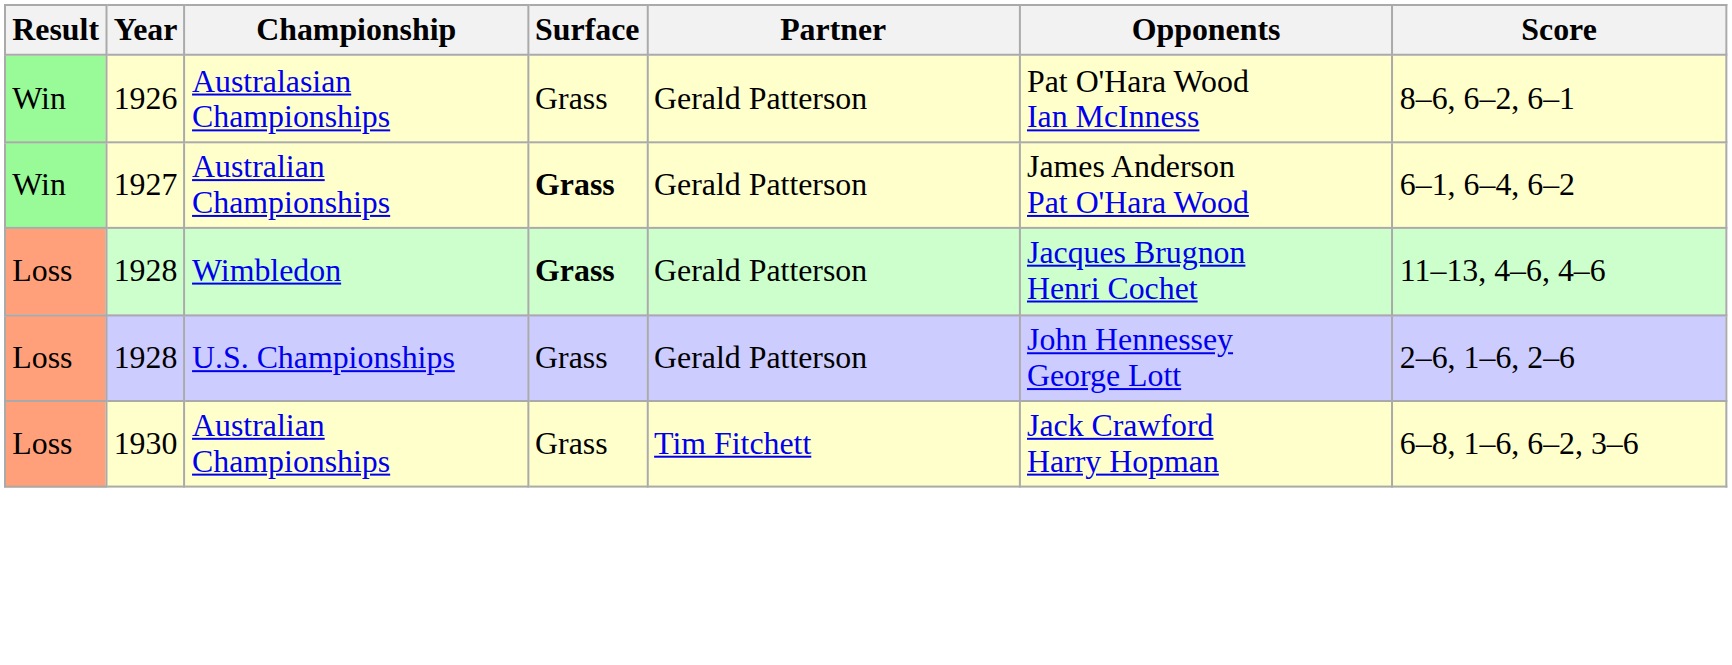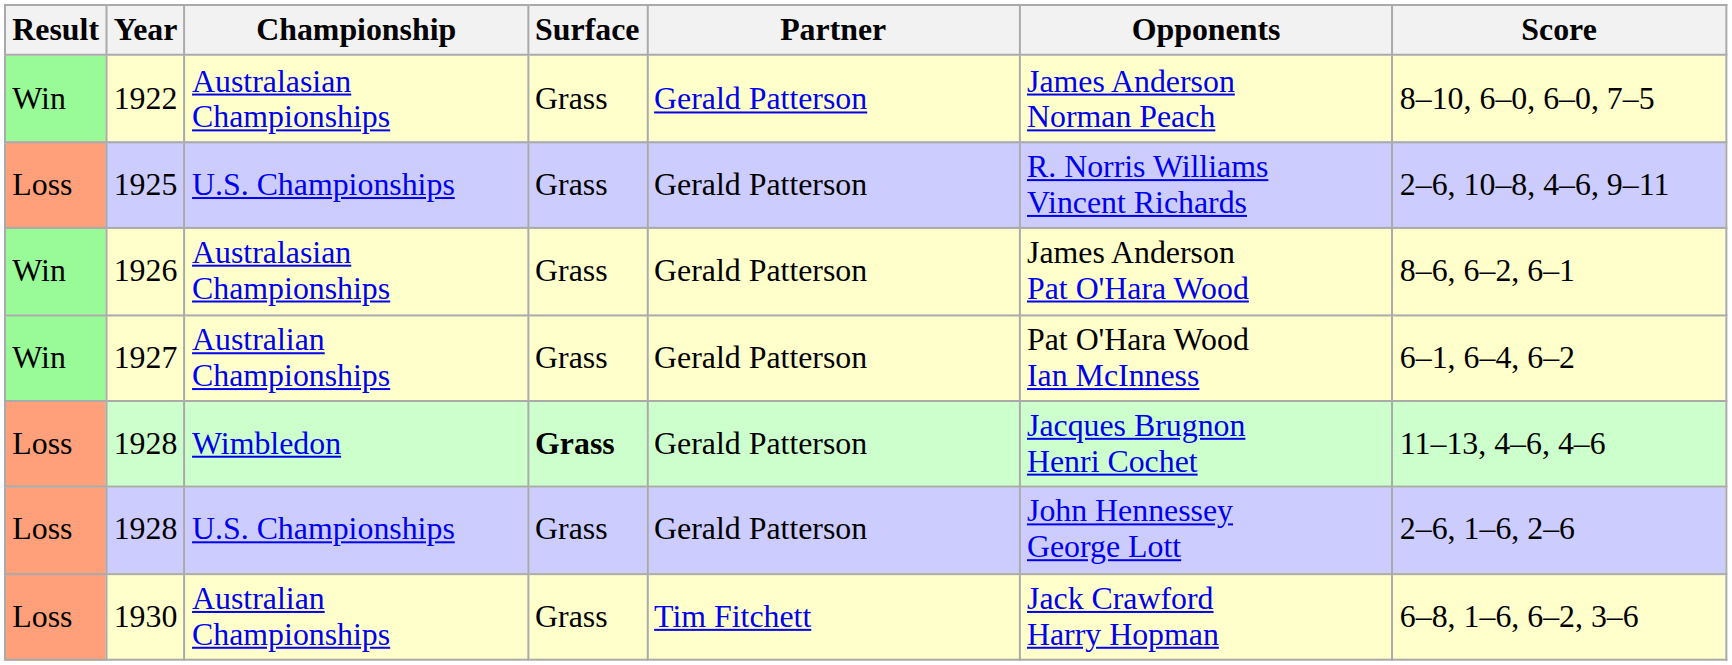+ row: (146, 98)
+ row: (146, 184)
(1138, 98) Pat O'Hara Wood Ian McInness -> (1138, 270) James Anderson Pat O'Hara Wood
(575, 184) bold -> (571, 357) normal
(1138, 184) James Anderson Pat O'Hara Wood -> (1138, 357) Pat O'Hara Wood Ian McInness
